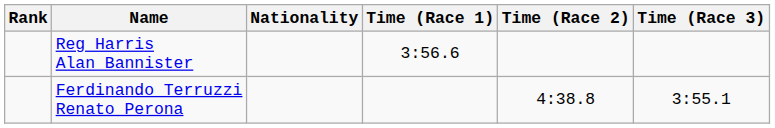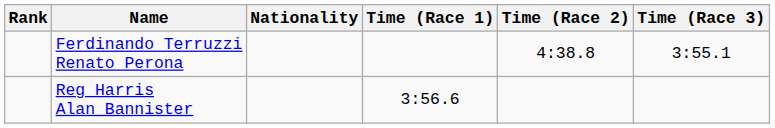rows swapped: (149, 100) <-> (124, 54)
